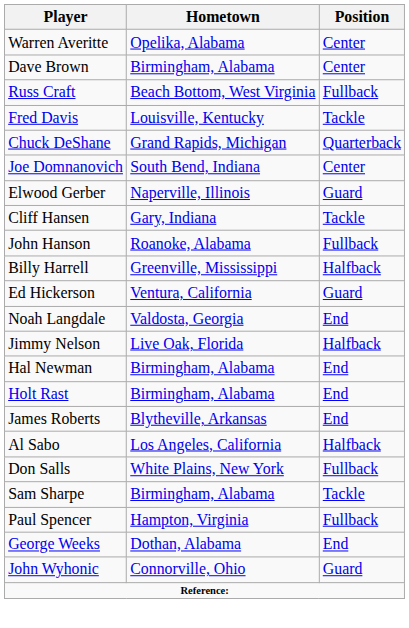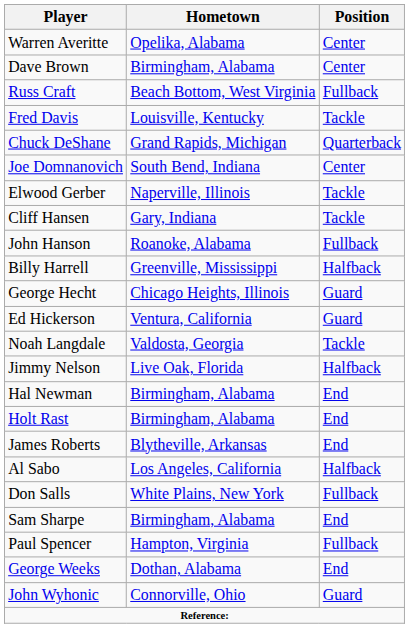(343, 192) Guard -> (344, 192) Tackle
+ row: (52, 293)
(336, 318) End -> (344, 343) Tackle
(344, 494) Tackle -> (336, 519) End
